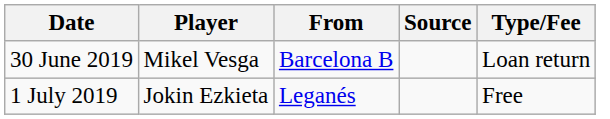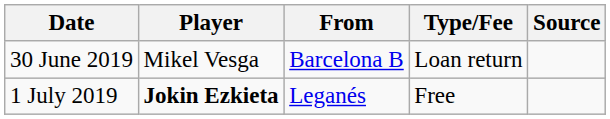columns swapped: (536, 22) <-> (438, 22)
(206, 95) normal -> (211, 95) bold
